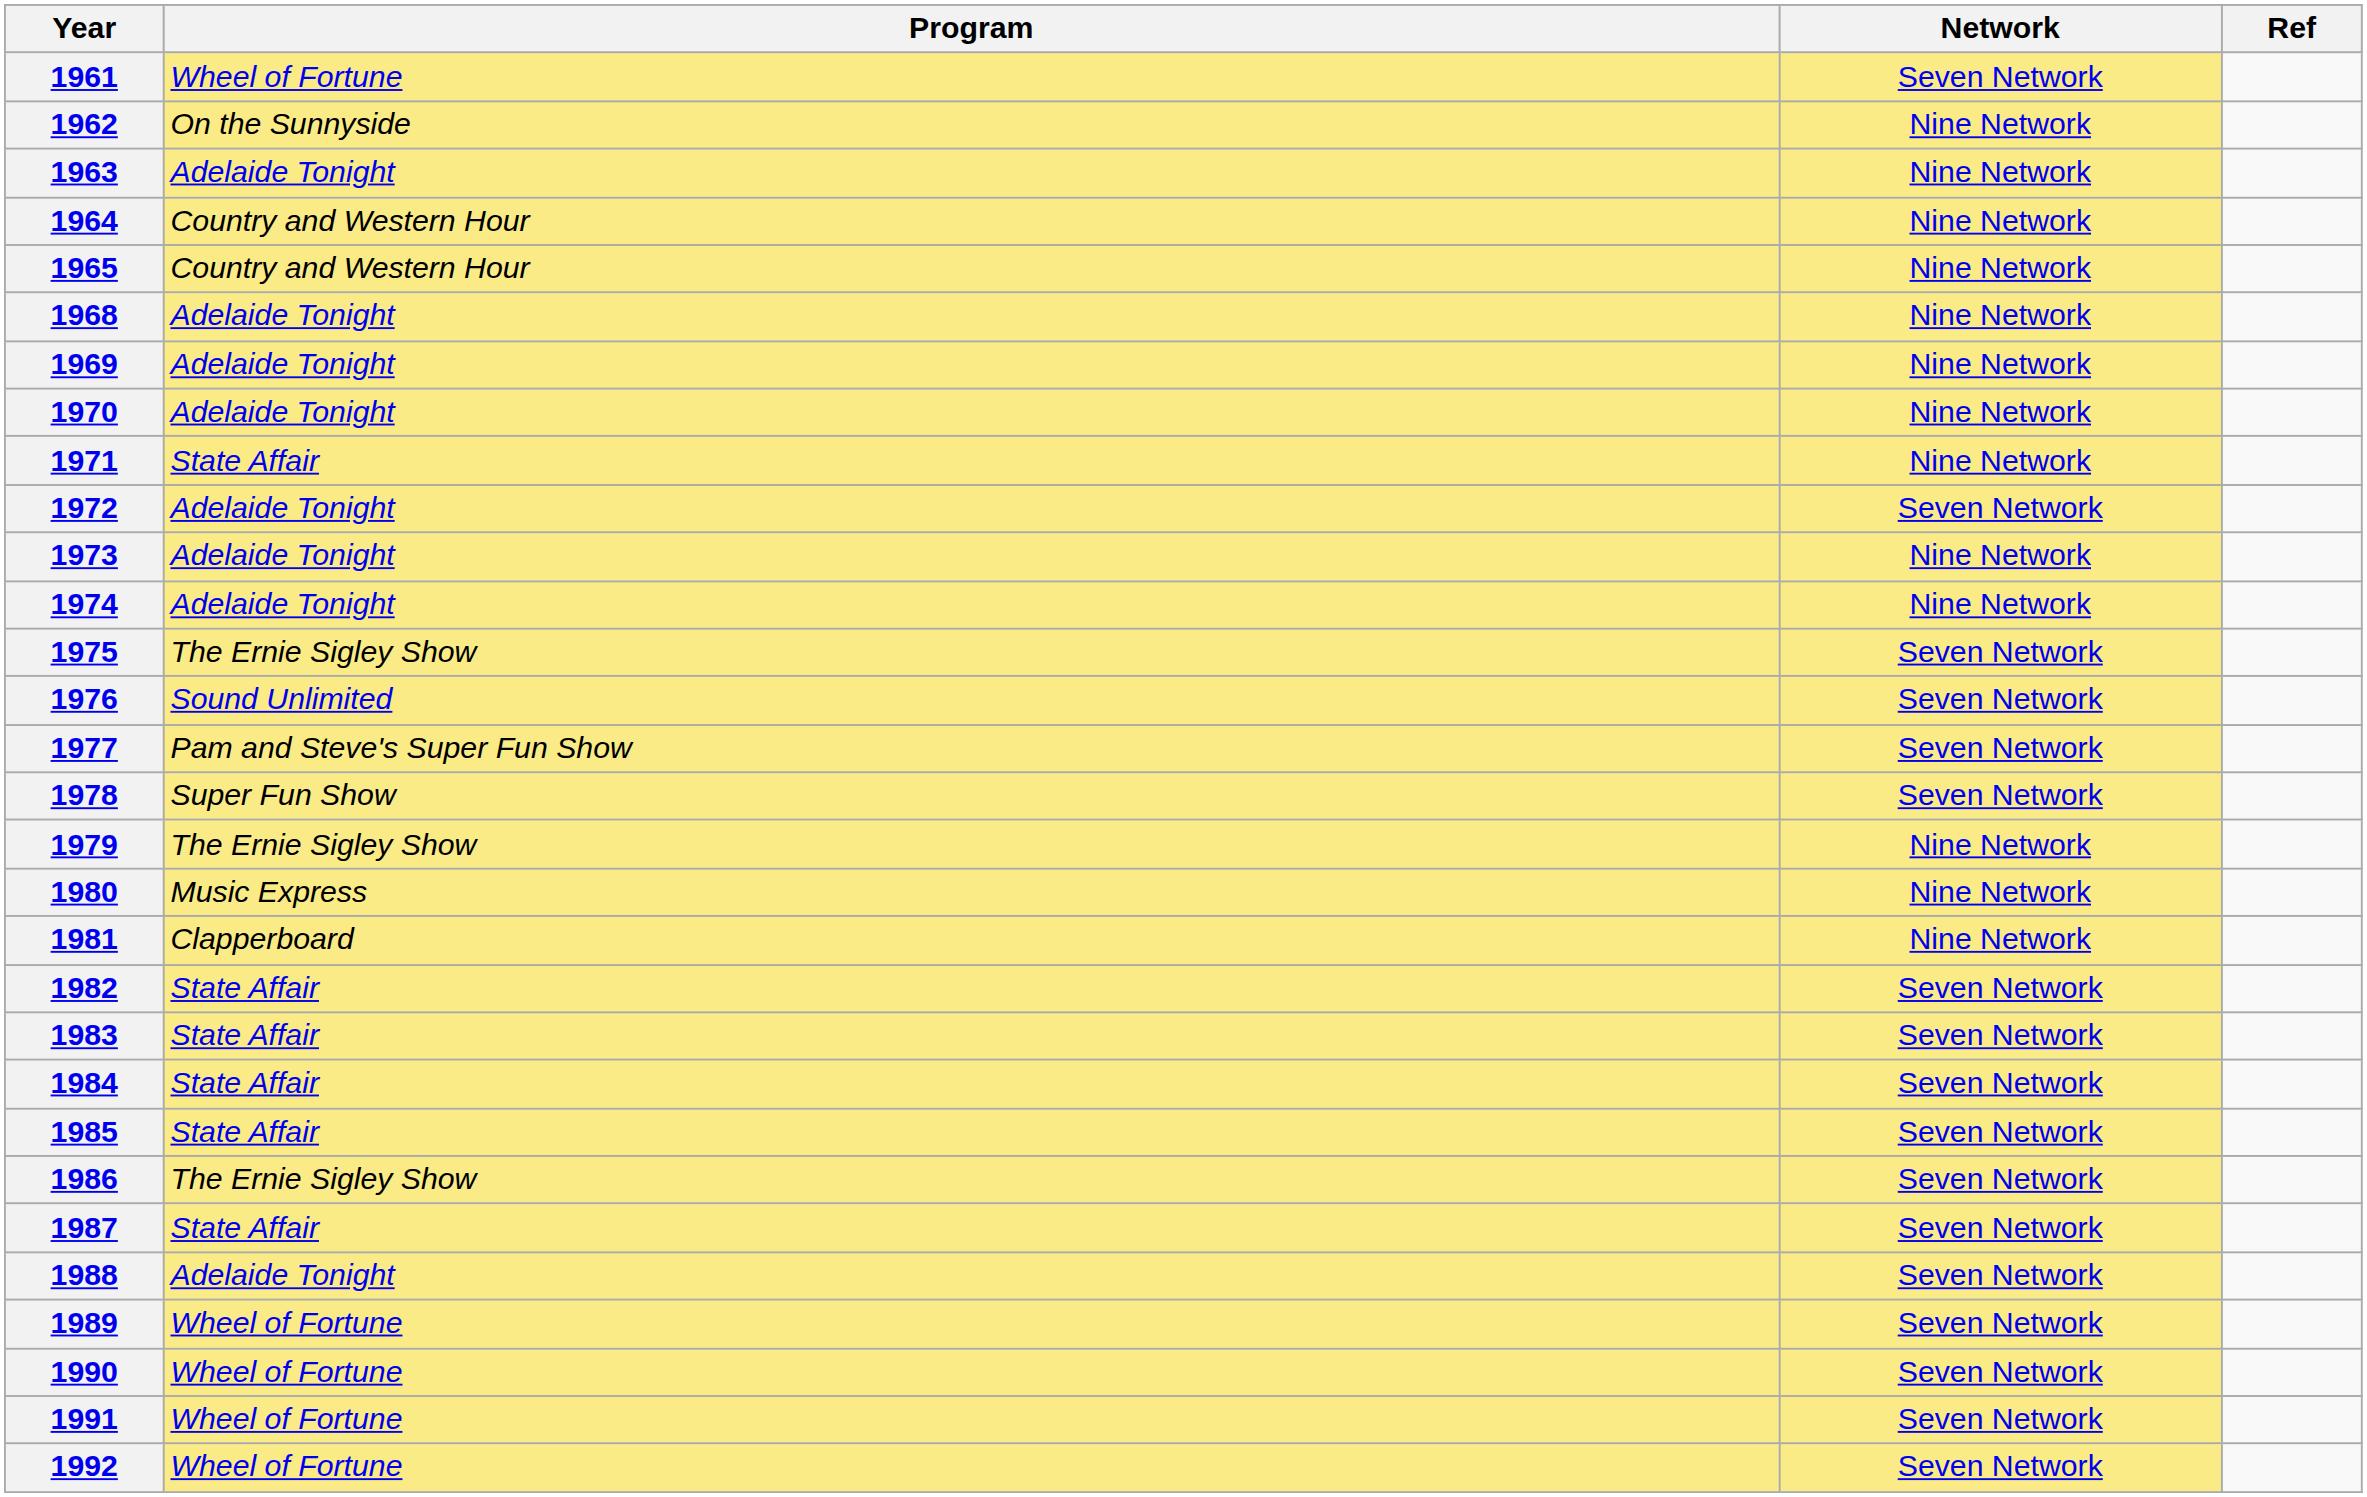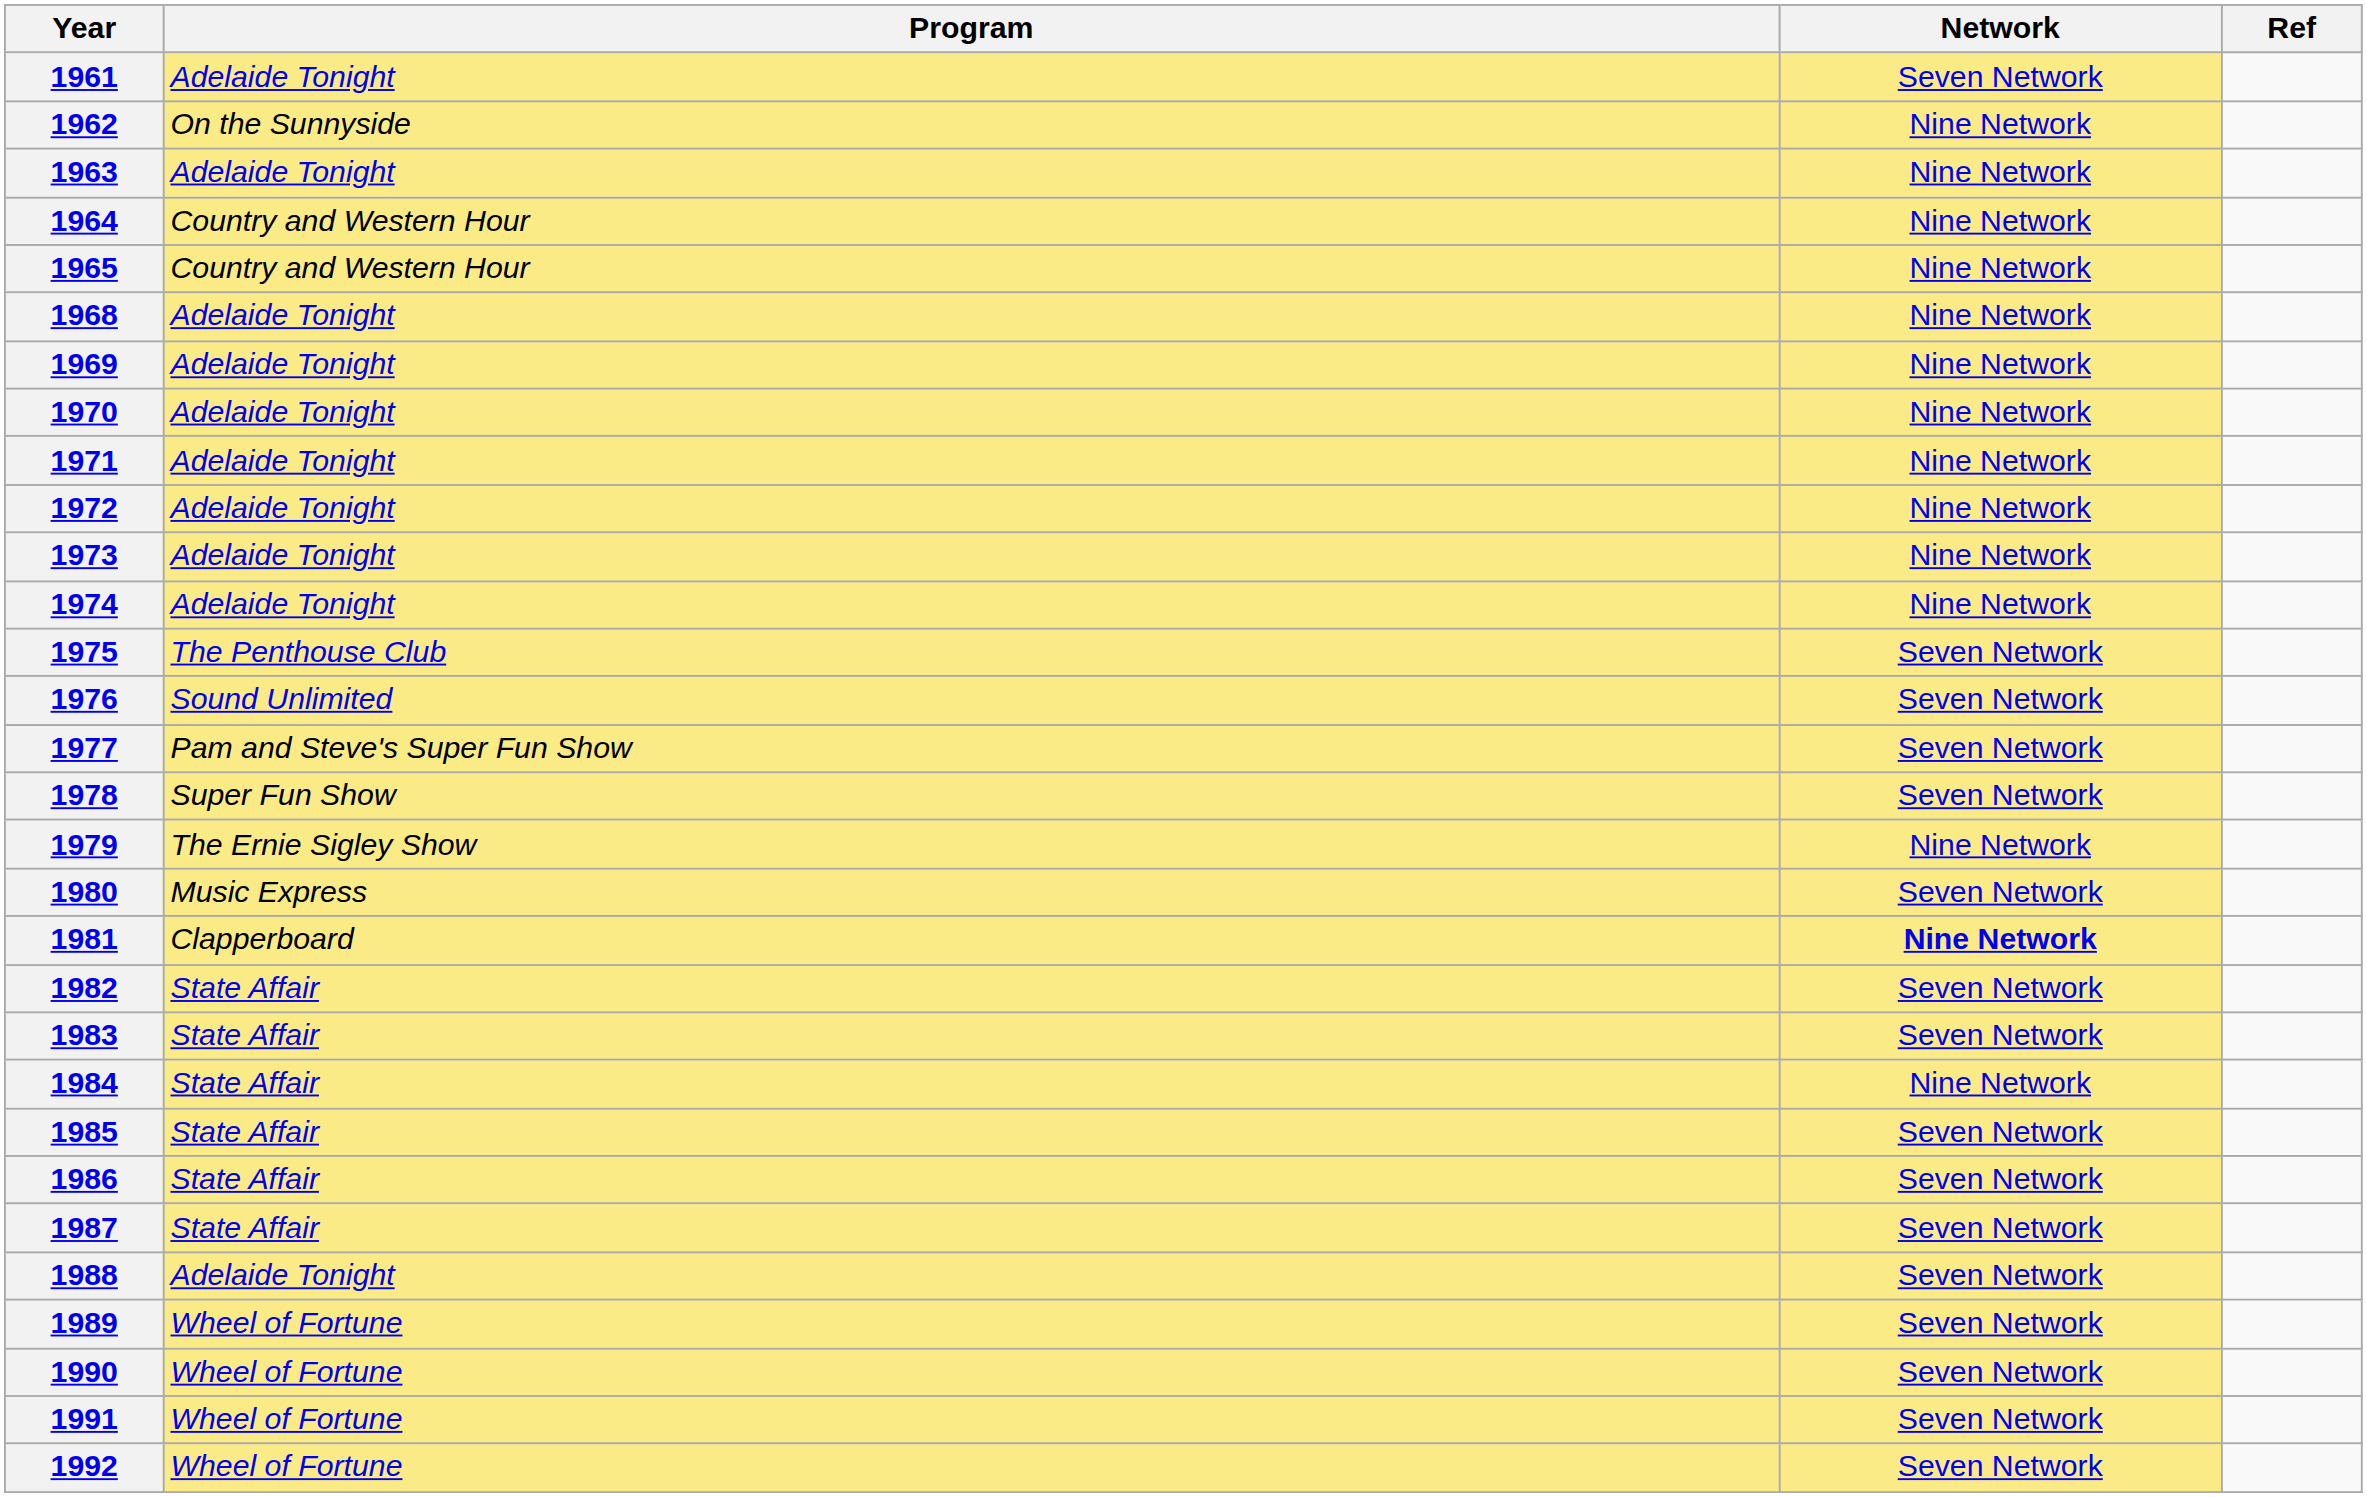(286, 76) Wheel of Fortune -> (283, 76) Adelaide Tonight
(245, 460) State Affair -> (283, 460) Adelaide Tonight
(2000, 508) Seven Network -> (2000, 508) Nine Network
(323, 651) The Ernie Sigley Show -> (308, 651) The Penthouse Club
(2000, 891) Nine Network -> (2000, 891) Seven Network
(2000, 939) normal -> (2000, 939) bold
(2000, 1083) Seven Network -> (2000, 1083) Nine Network
(323, 1179) The Ernie Sigley Show -> (245, 1179) State Affair
